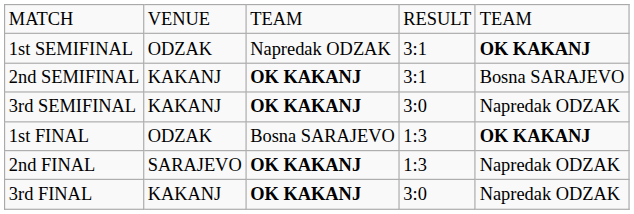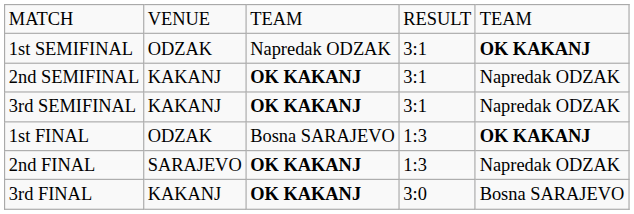(552, 77) Bosna SARAJEVO -> (550, 77) Napredak ODZAK
(415, 106) 3:0 -> (415, 106) 3:1
(550, 194) Napredak ODZAK -> (552, 194) Bosna SARAJEVO
